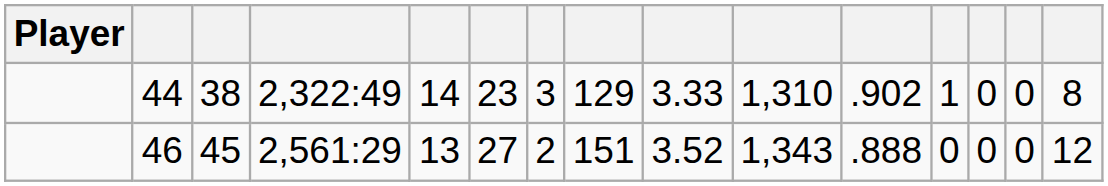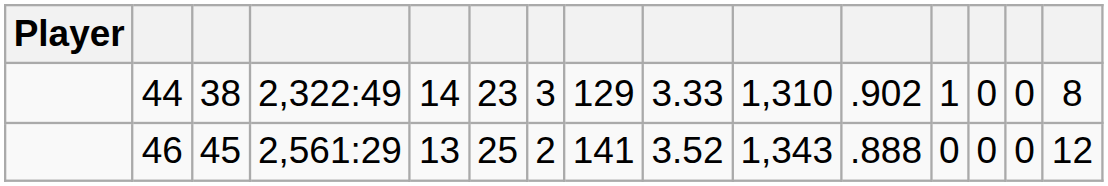(498, 151) 27 -> (498, 151) 25
(604, 151) 151 -> (604, 151) 141
